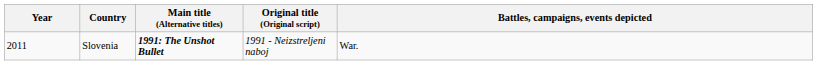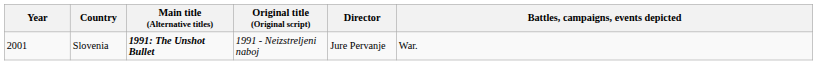+ column: (362, 18)
(17, 46) 2011 -> (17, 46) 2001
